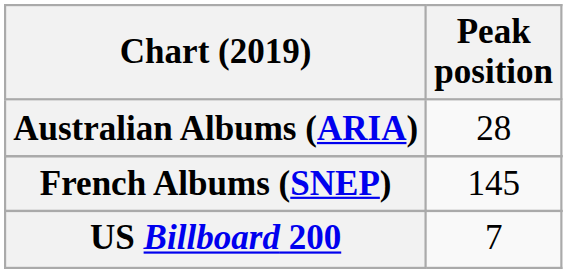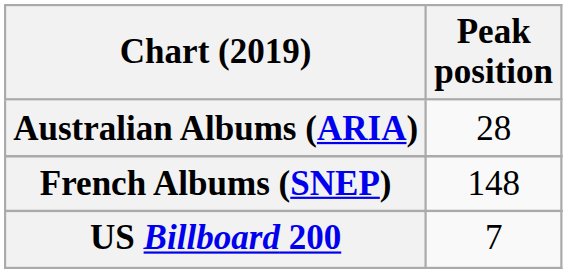(494, 182) 145 -> (494, 182) 148
